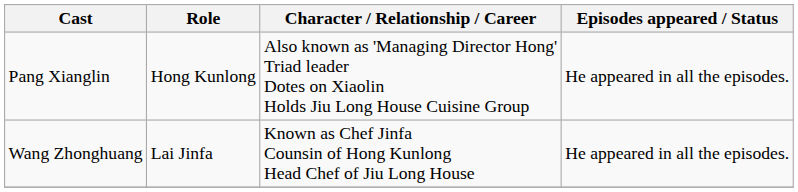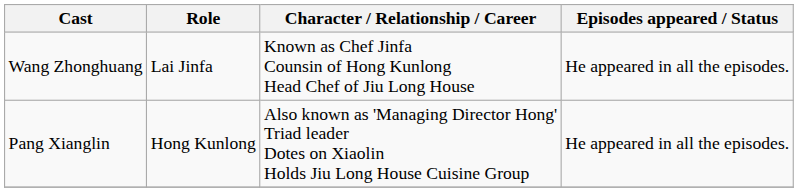rows swapped: (59, 76) <-> (76, 153)
